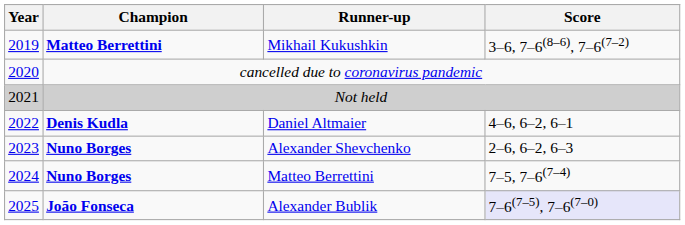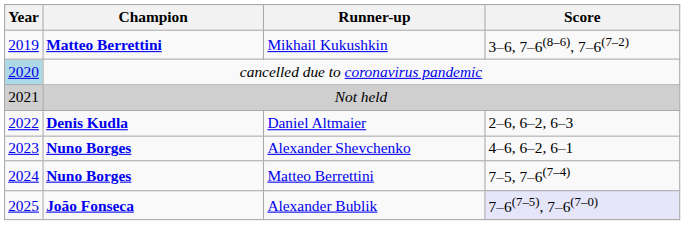(24, 72) no background -> (24, 72) lightblue background
(531, 123) 4–6, 6–2, 6–1 -> (531, 123) 2–6, 6–2, 6–3
(531, 148) 2–6, 6–2, 6–3 -> (531, 148) 4–6, 6–2, 6–1
